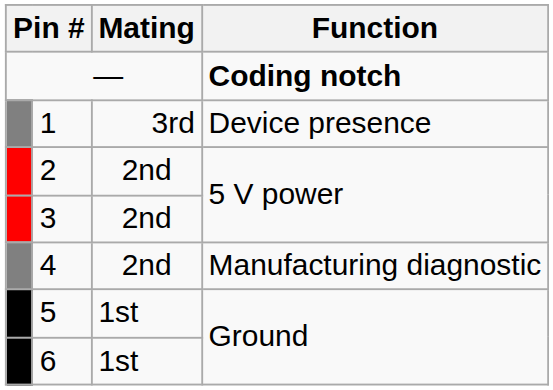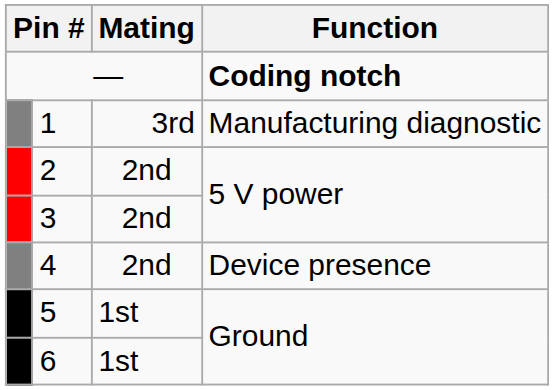(320, 123) Device presence -> (375, 123) Manufacturing diagnostic
(375, 265) Manufacturing diagnostic -> (320, 265) Device presence
